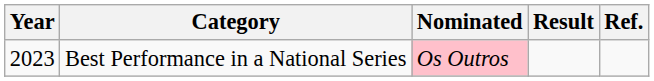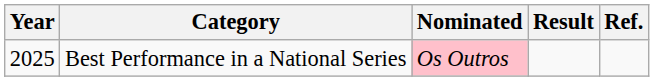(32, 57) 2023 -> (32, 57) 2025
